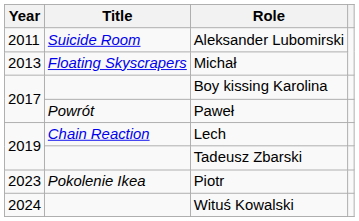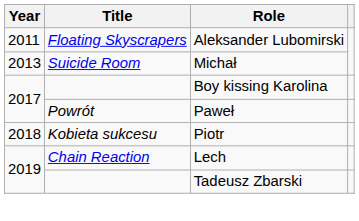(94, 39) Suicide Room -> (117, 39) Floating Skyscrapers
(117, 63) Floating Skyscrapers -> (94, 63) Suicide Room
+ row: (24, 134)
- row: (24, 181)
- row: (24, 205)
